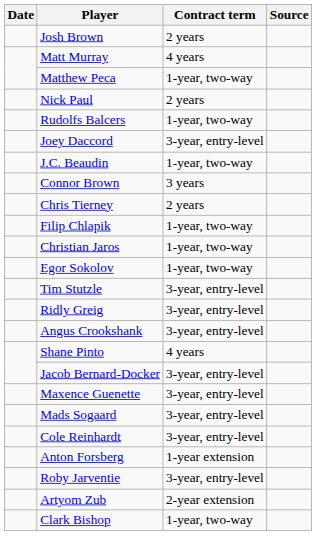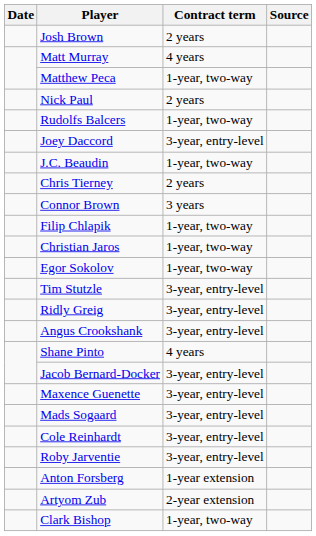rows swapped: (80, 183) <-> (76, 204)
rows swapped: (80, 478) <-> (82, 457)
